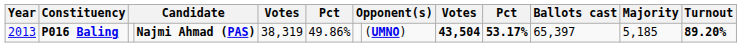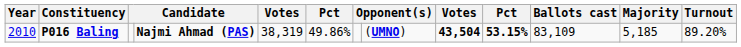(22, 33) 2013 -> (22, 33) 2010
(507, 33) 53.17% -> (507, 33) 53.15%
(554, 33) 65,397 -> (554, 33) 83,109
(705, 33) bold -> (705, 33) normal
